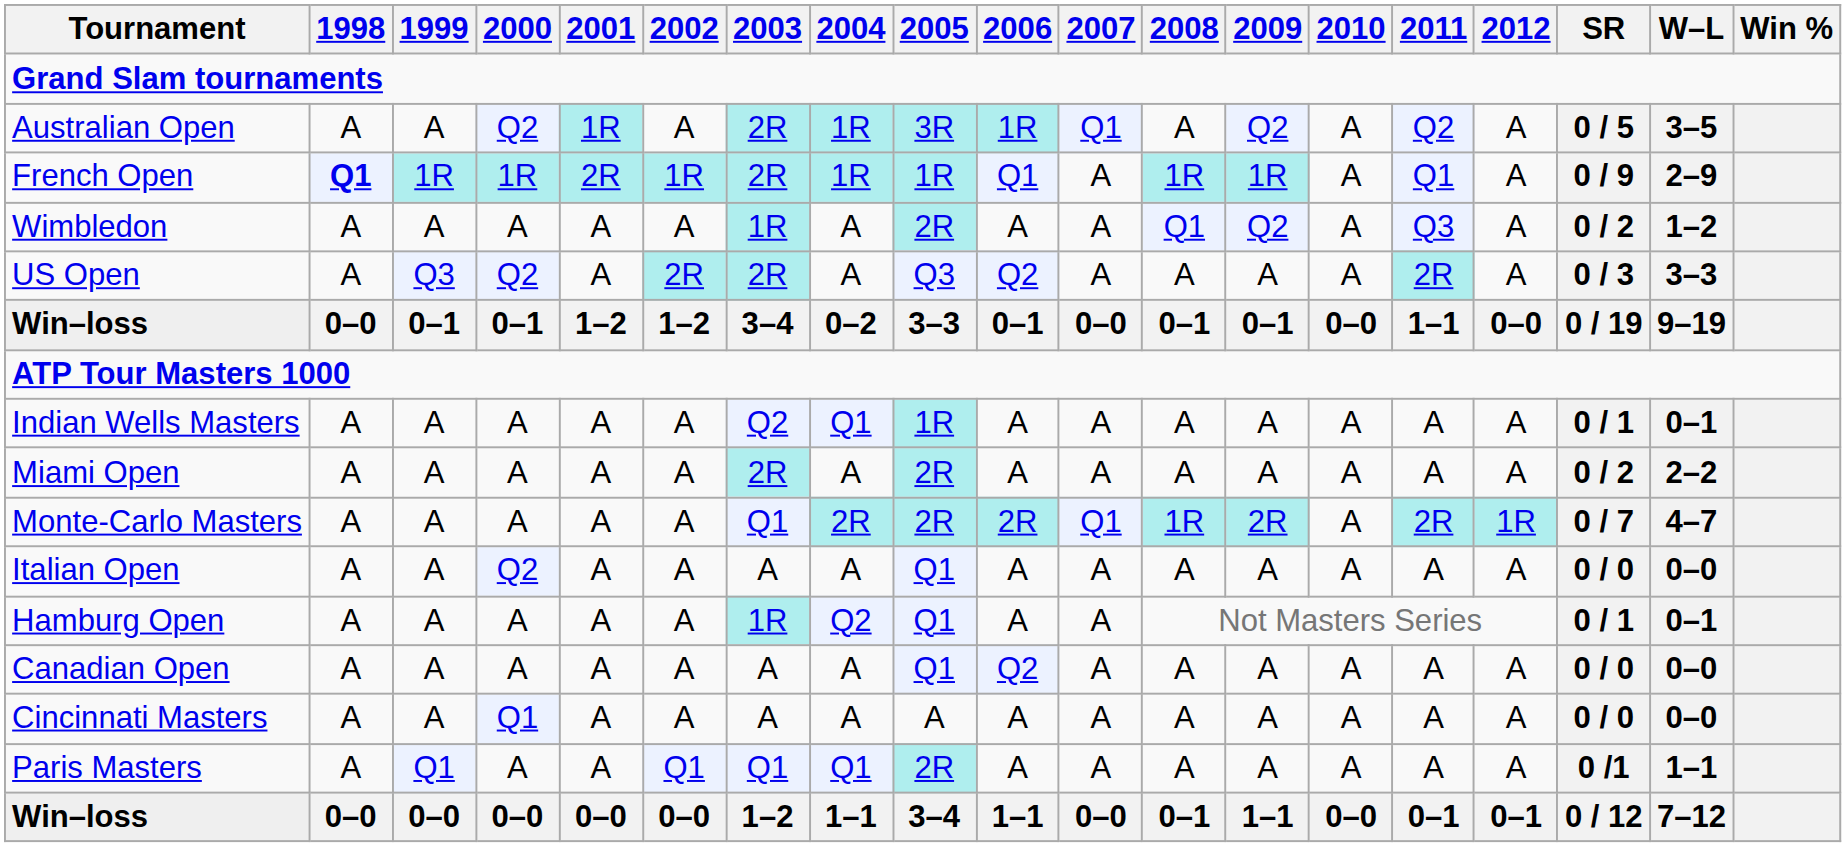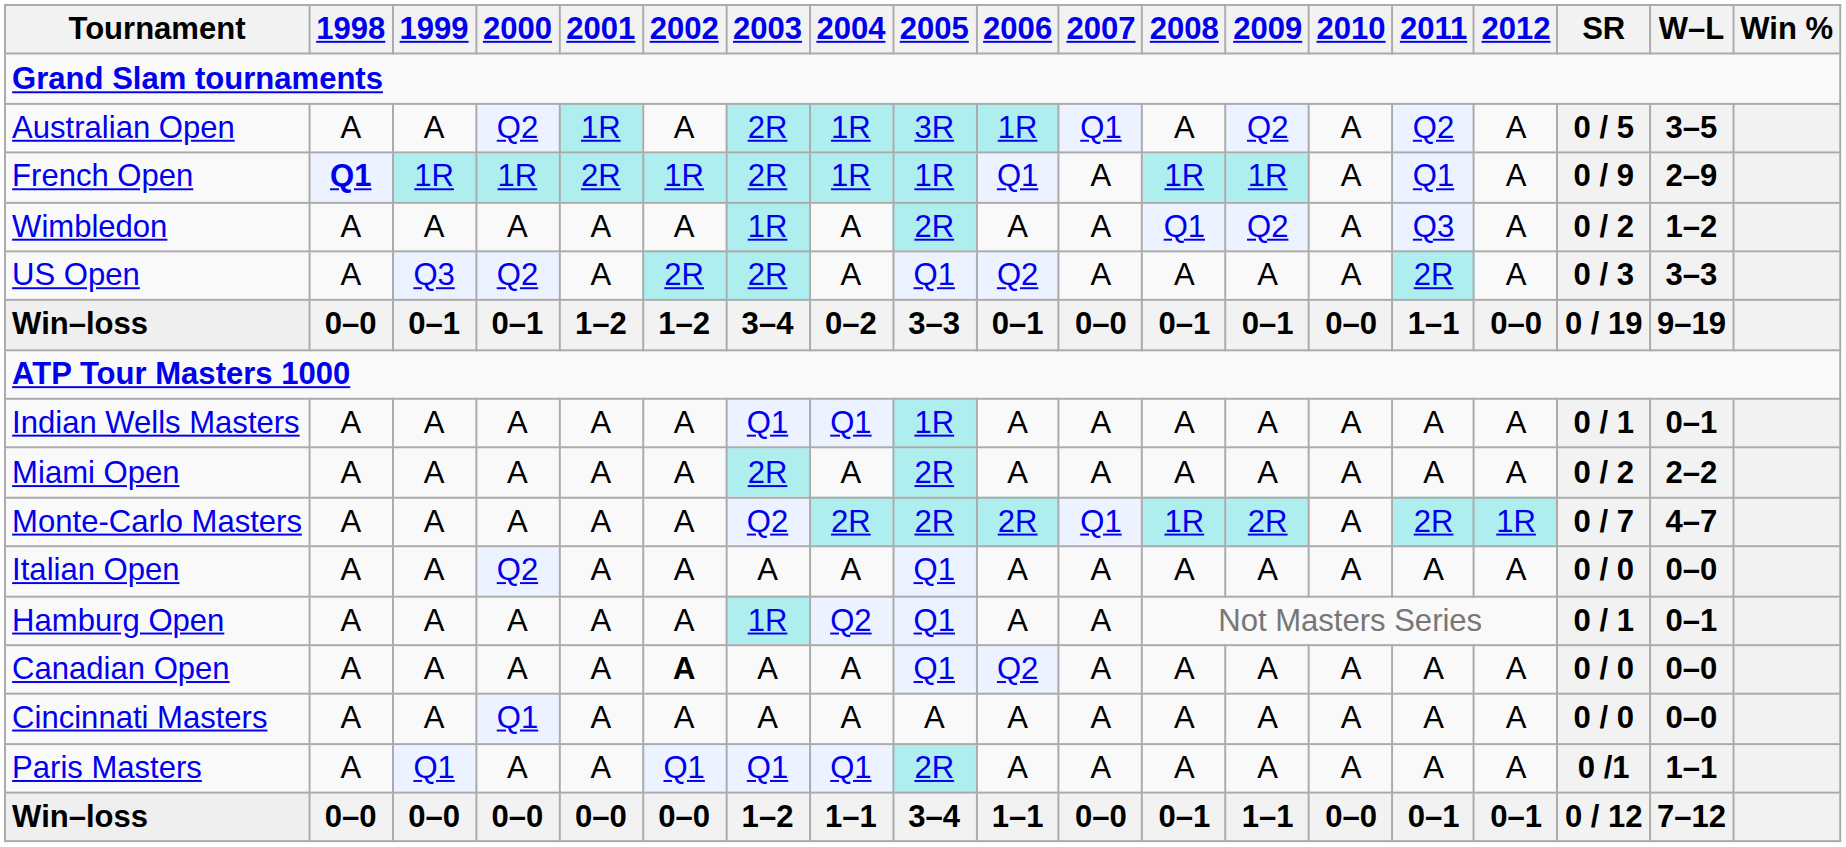(934, 275) Q3 -> (934, 275) Q1
(768, 422) Q2 -> (768, 422) Q1
(768, 521) Q1 -> (768, 521) Q2
(684, 669) normal -> (684, 669) bold
